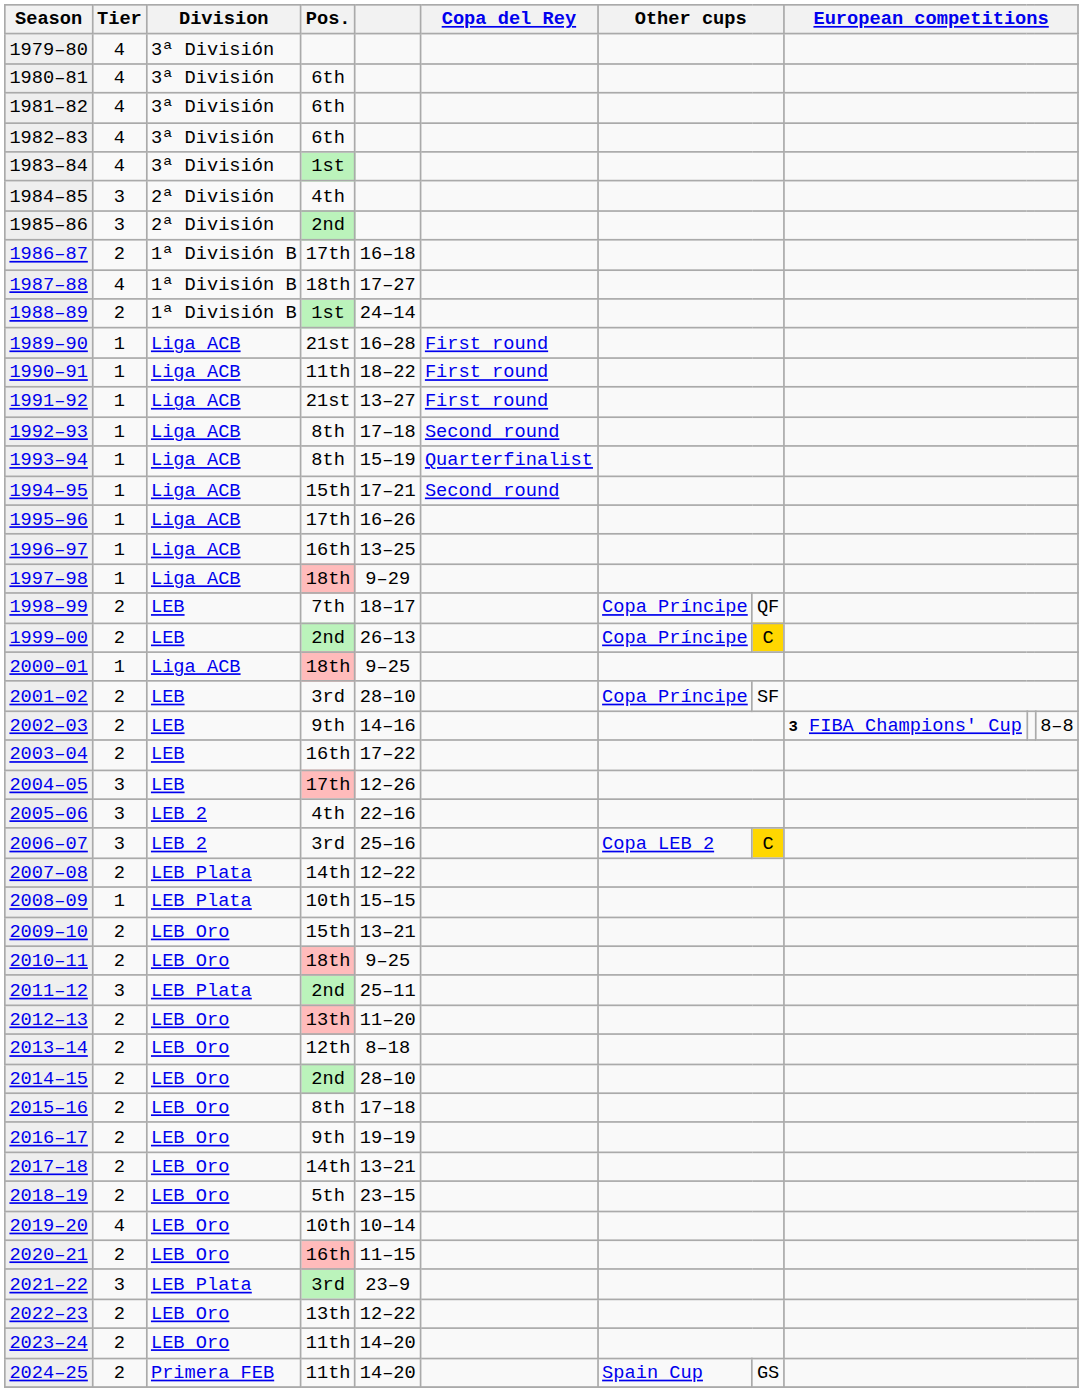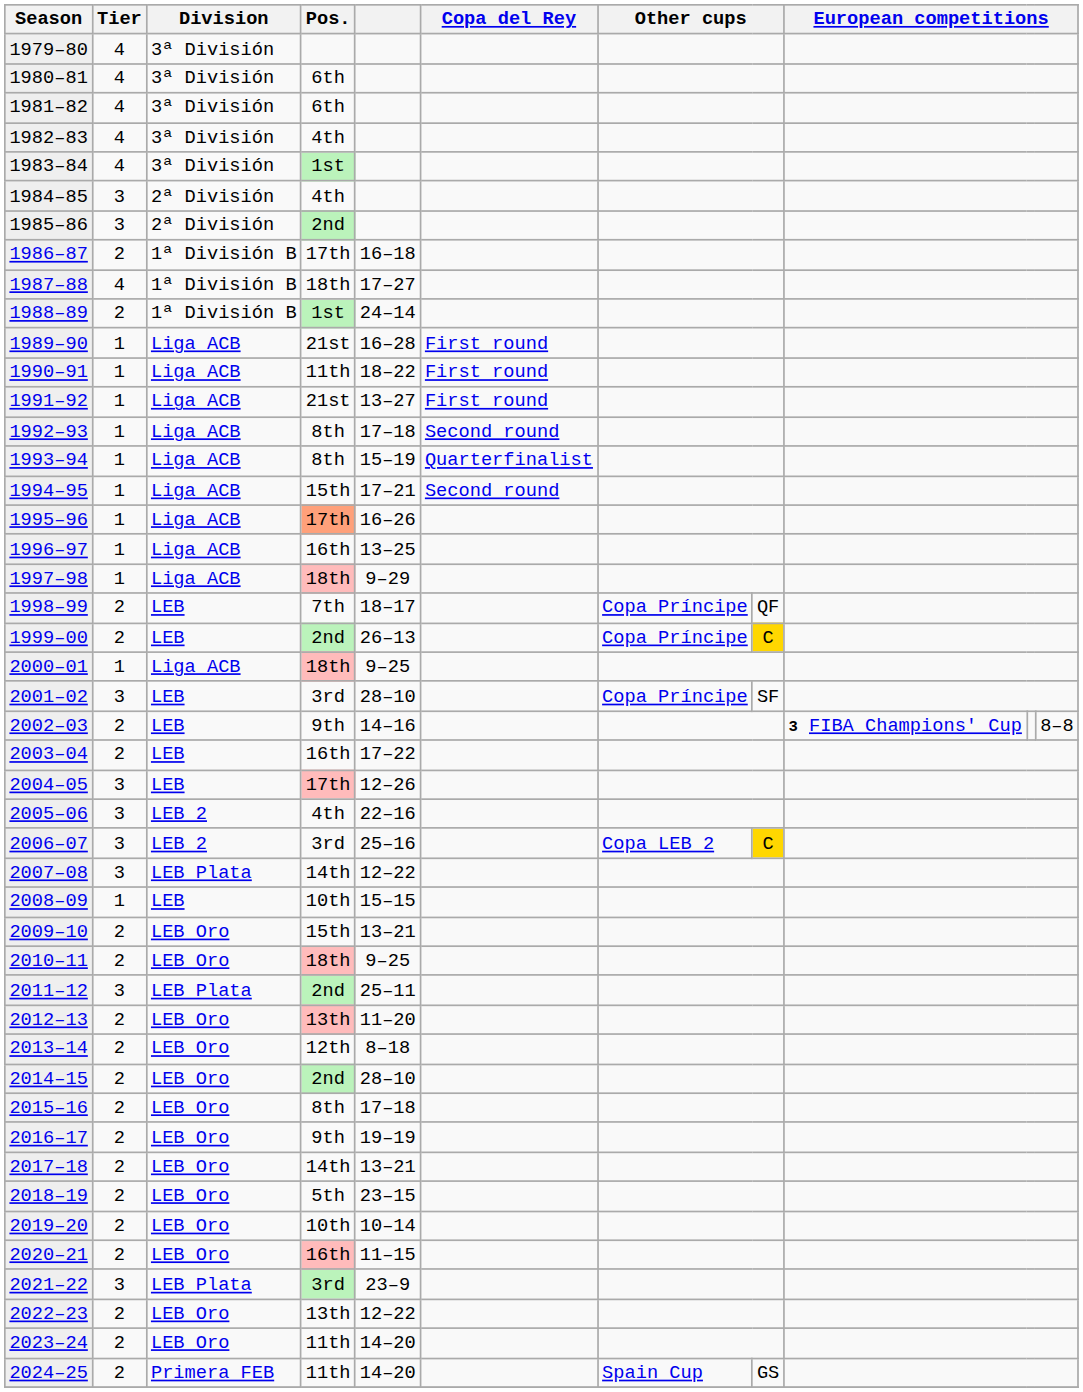(328, 137) 6th -> (328, 137) 4th
(328, 520) no background -> (328, 520) lightsalmon background
(119, 696) 2 -> (119, 696) 3
(119, 873) 2 -> (119, 873) 3
(201, 902) LEB Plata -> (168, 902) LEB
(119, 1226) 4 -> (119, 1226) 2
